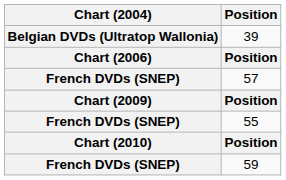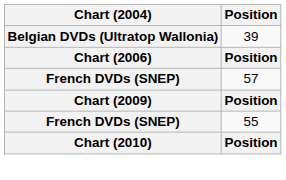- row: (251, 164)
